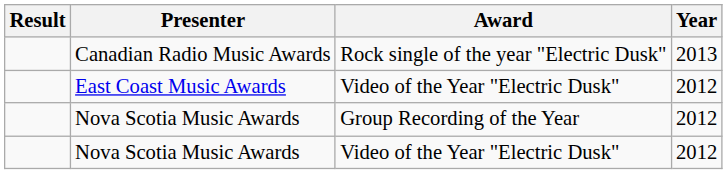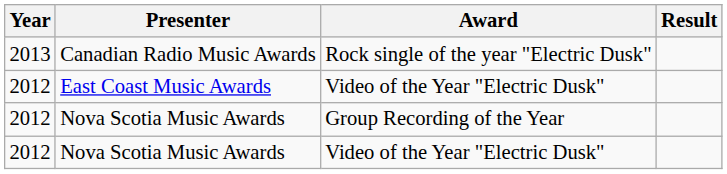columns swapped: (697, 20) <-> (37, 20)
